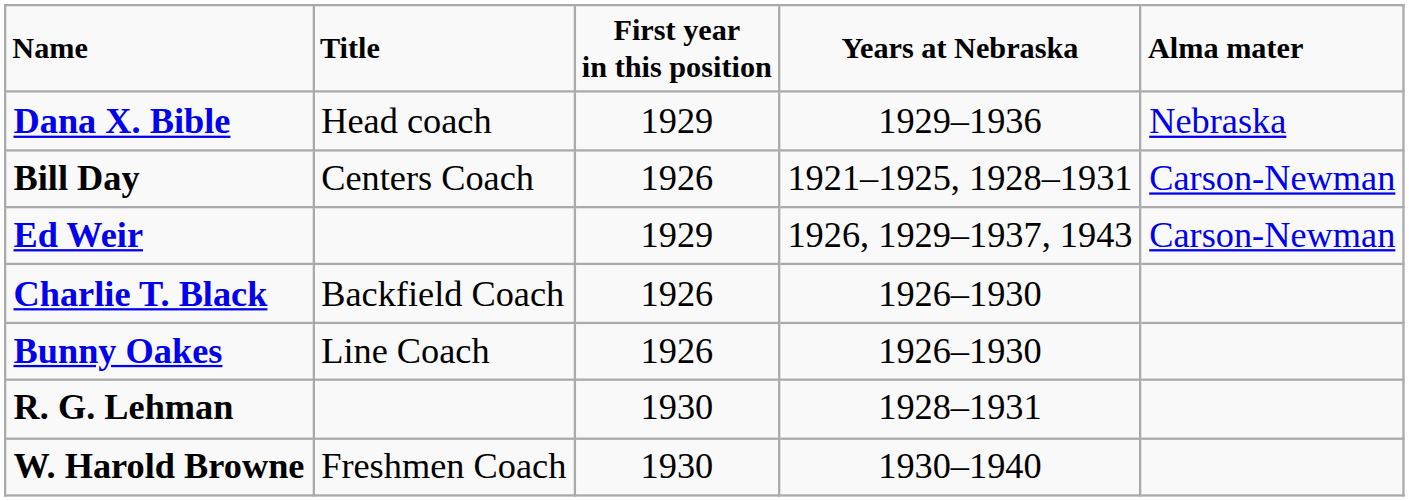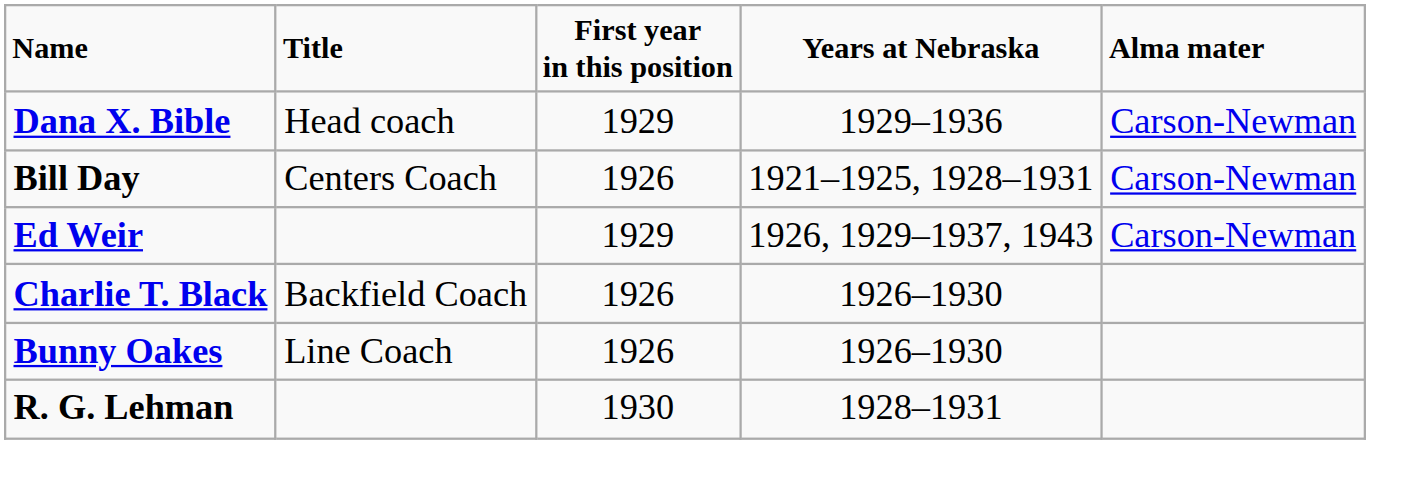(1218, 120) Nebraska -> (1233, 120) Carson-Newman
- row: (159, 465)
